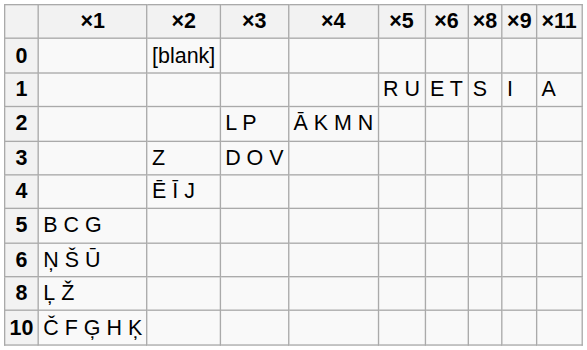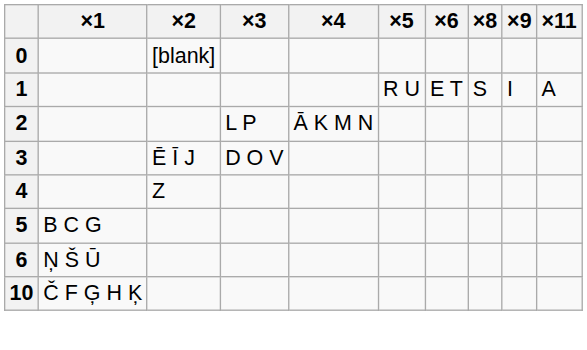(159, 157) Z -> (174, 157) Ē Ī J
(174, 191) Ē Ī J -> (159, 191) Z
- row: (22, 293)
